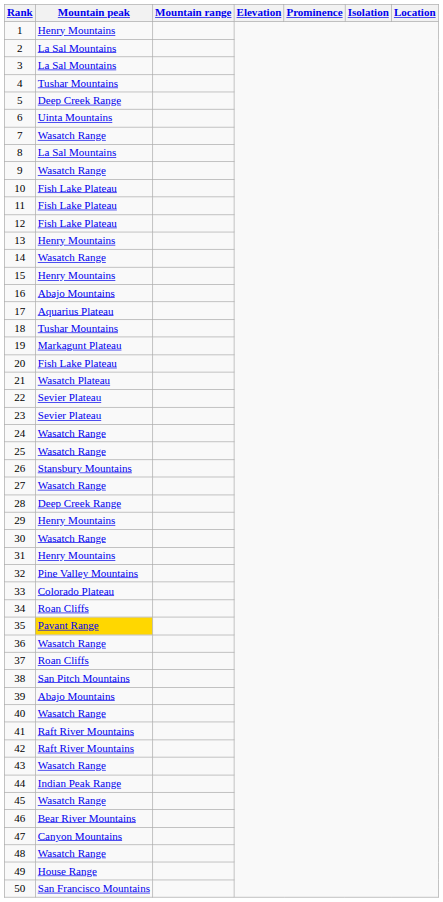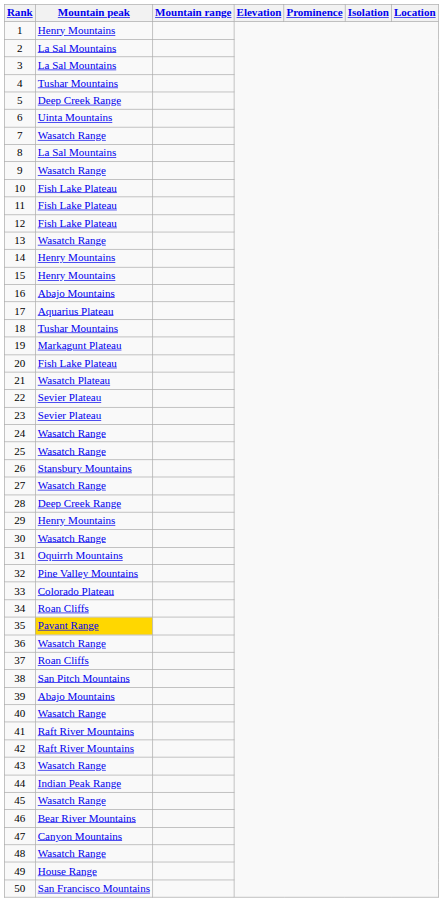(77, 240) Henry Mountains -> (72, 240) Wasatch Range
(72, 258) Wasatch Range -> (77, 258) Henry Mountains
(77, 556) Henry Mountains -> (80, 556) Oquirrh Mountains
